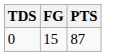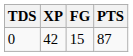+ column: (53, 16)
